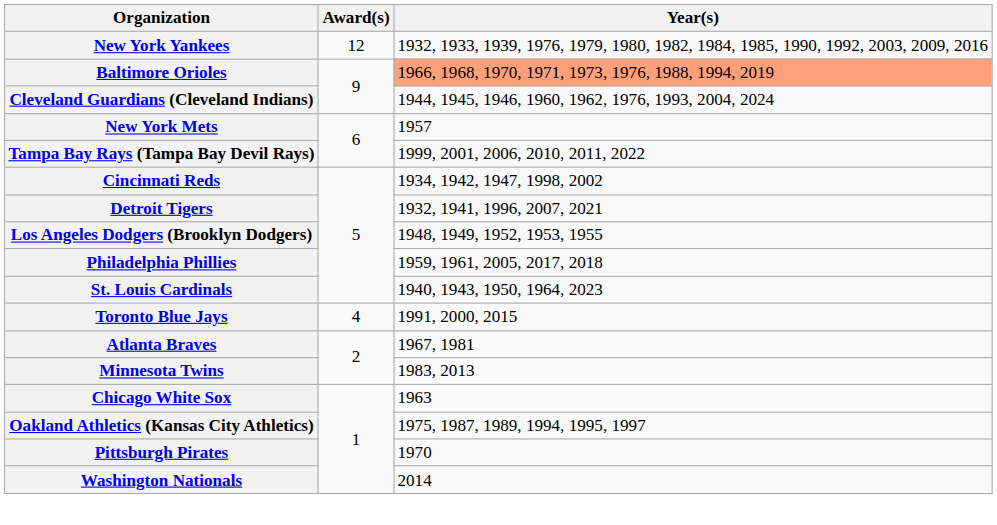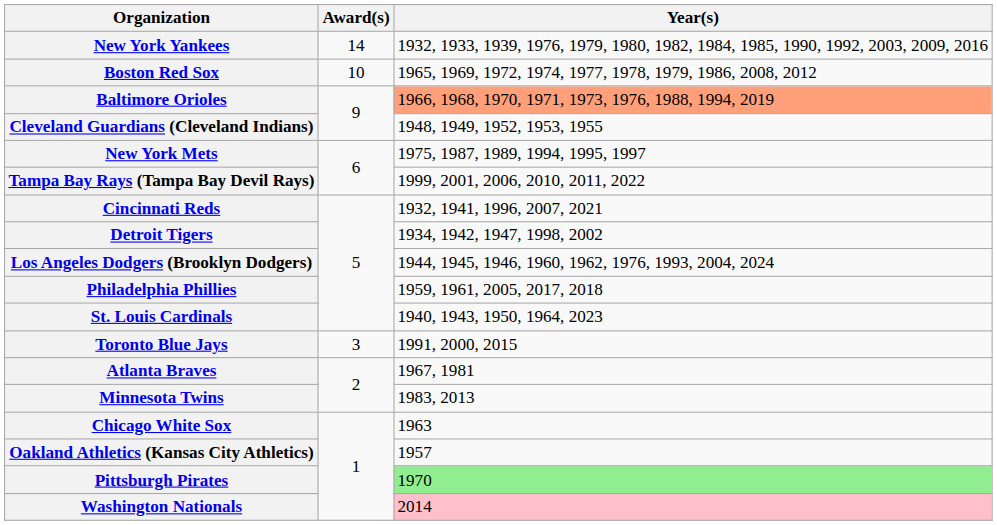(356, 45) 12 -> (356, 45) 14
+ row: (161, 72)
(586, 99) 1944, 1945, 1946, 1960, 1962, 1976, 1993, 2004, 2024 -> (500, 126) 1948, 1949, 1952, 1953, 1955
(415, 126) 1957 -> (522, 153) 1975, 1987, 1989, 1994, 1995, 1997
(500, 180) 1934, 1942, 1947, 1998, 2002 -> (500, 208) 1932, 1941, 1996, 2007, 2021
(500, 208) 1932, 1941, 1996, 2007, 2021 -> (500, 235) 1934, 1942, 1947, 1998, 2002
(500, 235) 1948, 1949, 1952, 1953, 1955 -> (586, 262) 1944, 1945, 1946, 1960, 1962, 1976, 1993, 2004, 2024
(356, 316) 4 -> (356, 343) 3
(522, 425) 1975, 1987, 1989, 1994, 1995, 1997 -> (415, 452) 1957
(415, 452) no background -> (415, 479) lightgreen background
(415, 479) no background -> (415, 506) pink background
